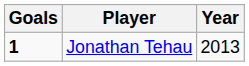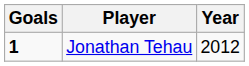(220, 46) 2013 -> (220, 46) 2012
